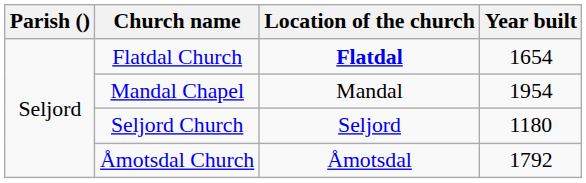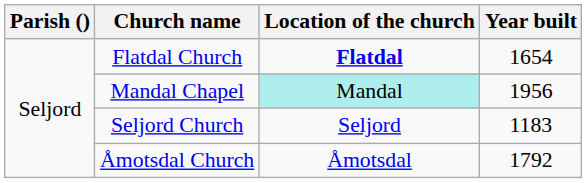(370, 90) no background -> (370, 90) paleturquoise background
(531, 90) 1954 -> (531, 90) 1956
(531, 125) 1180 -> (531, 125) 1183
